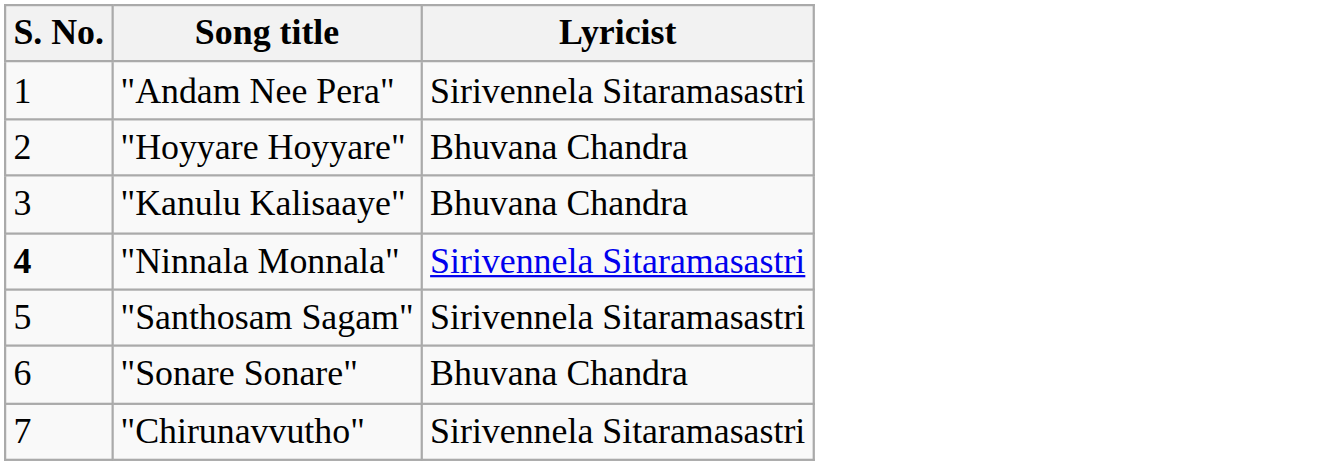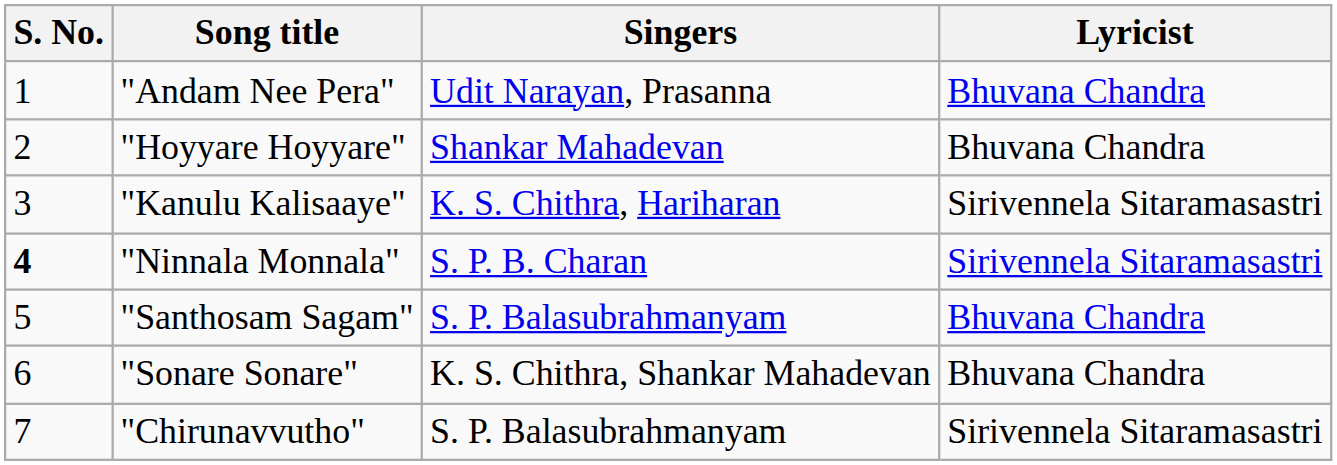+ column: (680, 32)
(618, 89) Sirivennela Sitaramasastri -> (1076, 89) Bhuvana Chandra
(559, 203) Bhuvana Chandra -> (1135, 203) Sirivennela Sitaramasastri
(618, 317) Sirivennela Sitaramasastri -> (1076, 317) Bhuvana Chandra
